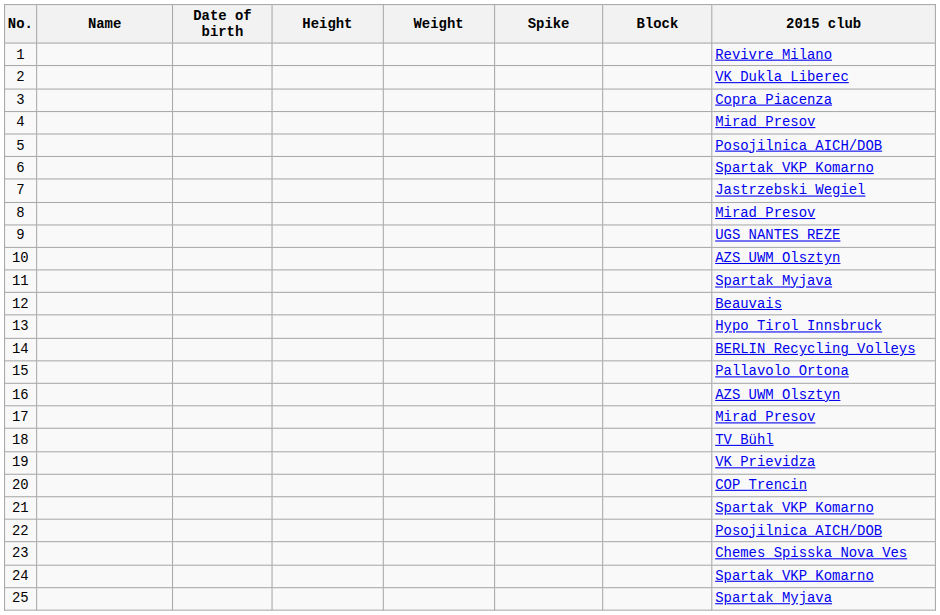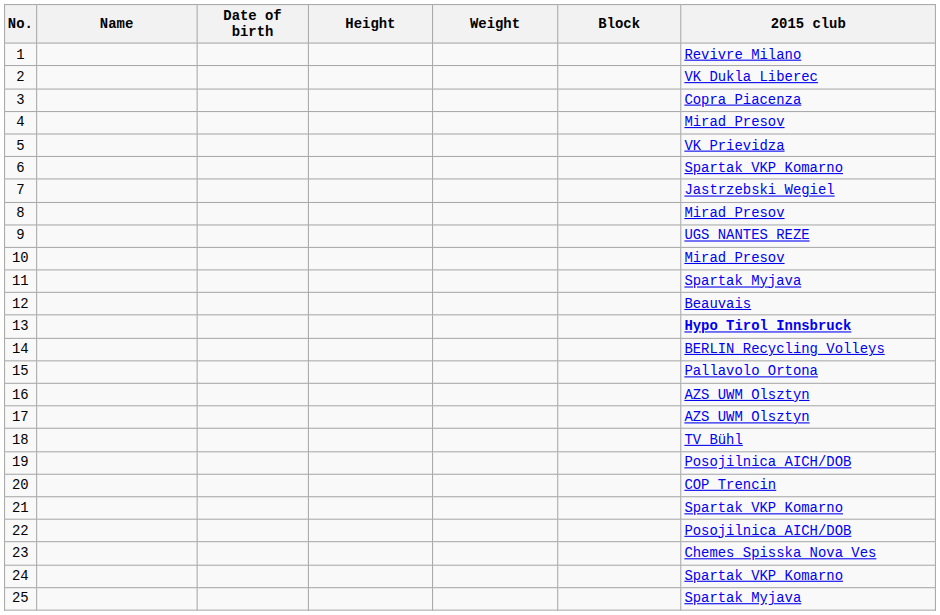- column: (549, 24)
(799, 145) Posojilnica AICH/DOB -> (734, 145) VK Prievidza
(778, 259) AZS UWM Olsztyn -> (734, 259) Mirad Presov
(799, 327) normal -> (768, 327) bold
(765, 417) Mirad Presov -> (747, 417) AZS UWM Olsztyn
(765, 463) VK Prievidza -> (768, 463) Posojilnica AICH/DOB
